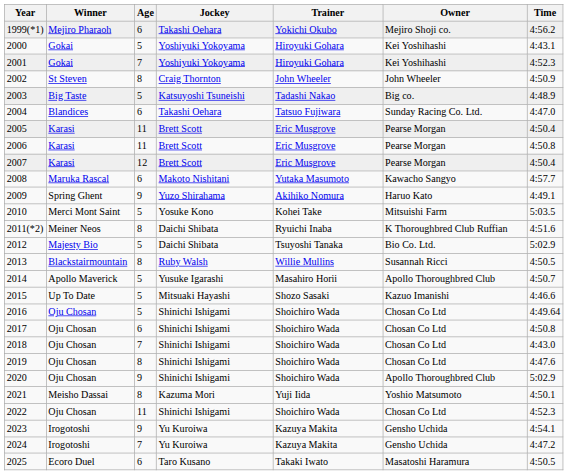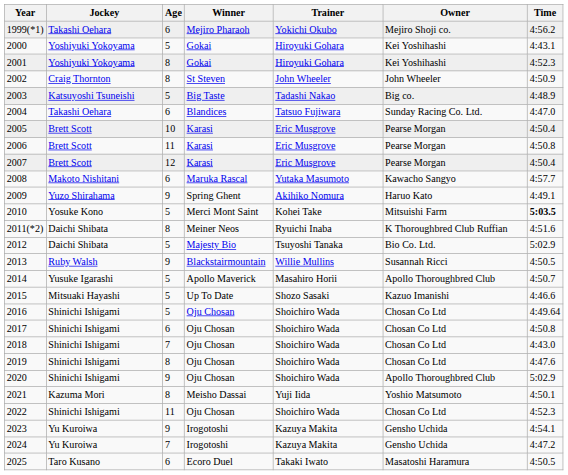columns swapped: (90, 13) <-> (215, 13)
(140, 63) 7 -> (168, 63) 8
(142, 129) 11 -> (170, 129) 10
(543, 212) normal -> (543, 212) bold
(140, 262) 8 -> (168, 262) 9
